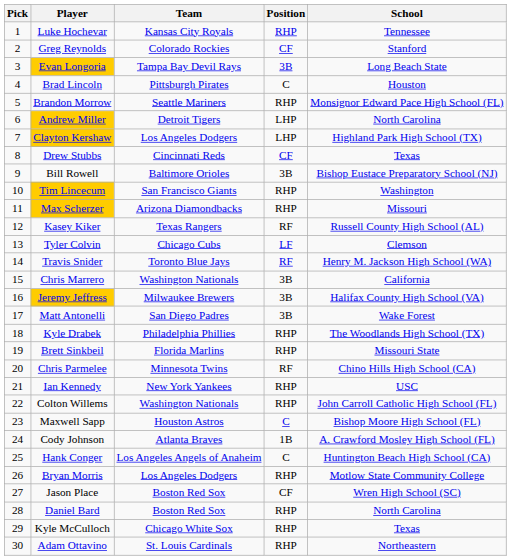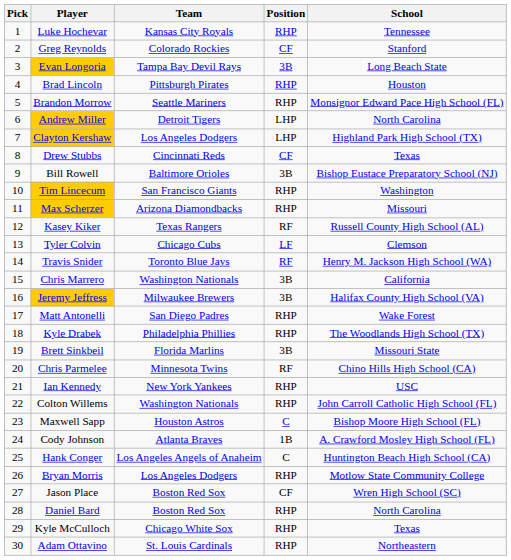(286, 84) C -> (286, 84) RHP
(286, 315) 3B -> (286, 315) RHP
(286, 350) RHP -> (286, 350) 3B
